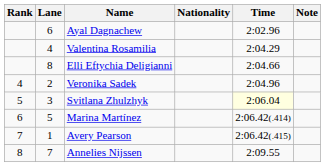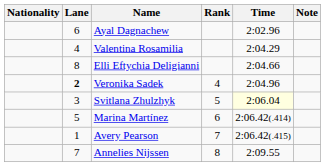columns swapped: (20, 13) <-> (204, 13)
(50, 83) normal -> (77, 83) bold
